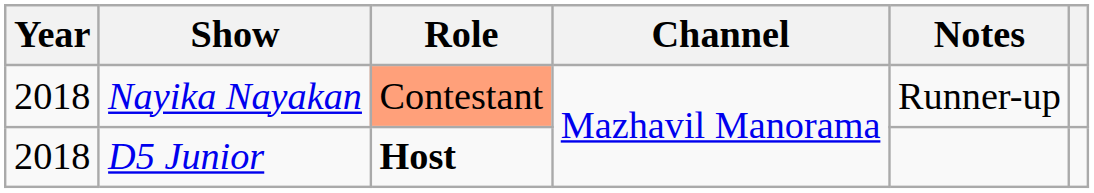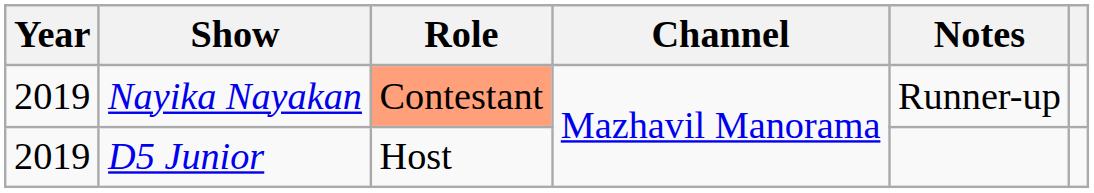(52, 95) 2018 -> (52, 95) 2019
(52, 156) 2018 -> (52, 156) 2019
(418, 156) bold -> (416, 156) normal
